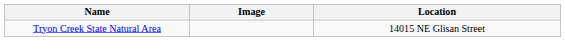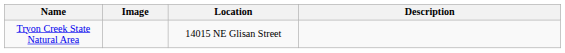+ column: (430, 12)
